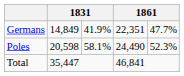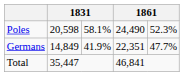rows swapped: (26, 29) <-> (18, 46)
